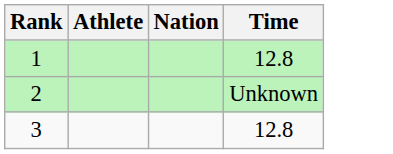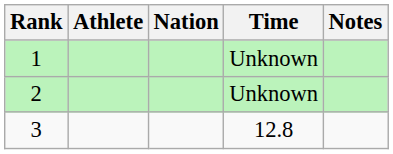+ column: (355, 22)
(274, 58) 12.8 -> (274, 58) Unknown
